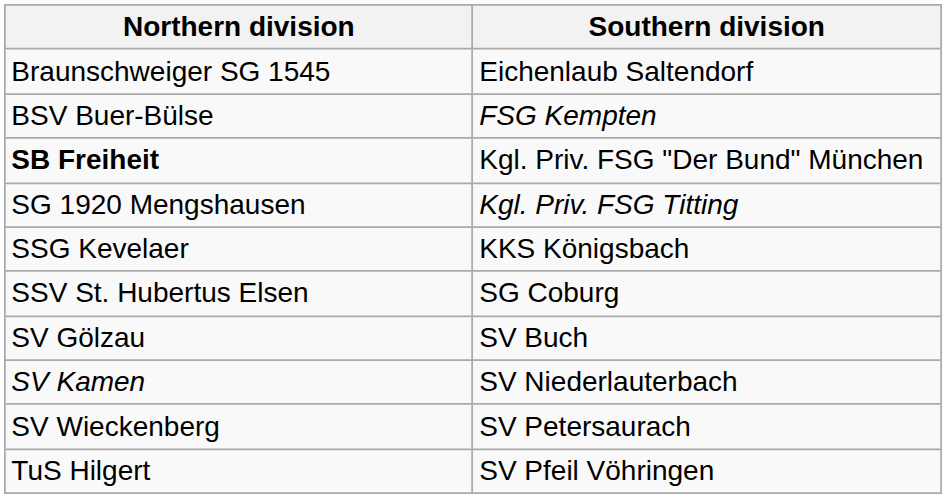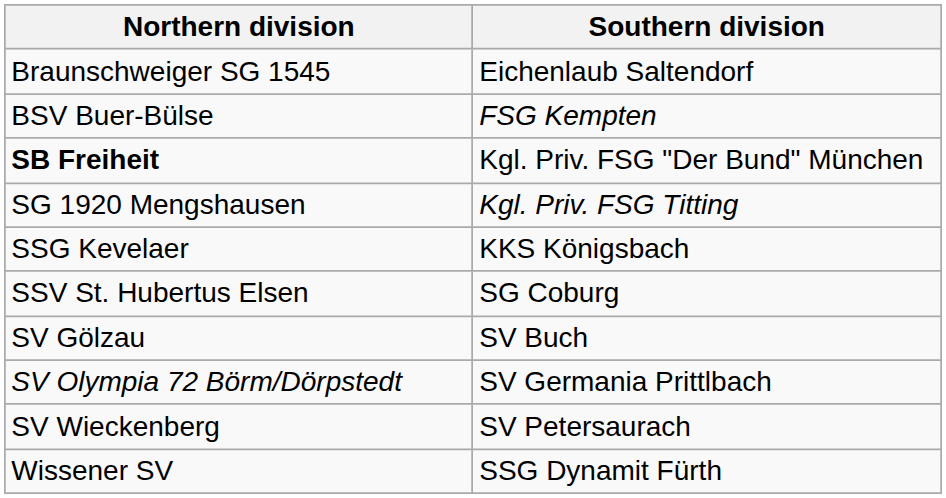+ row: (207, 381)
- row: (78, 381)
- row: (81, 470)
+ row: (92, 470)
